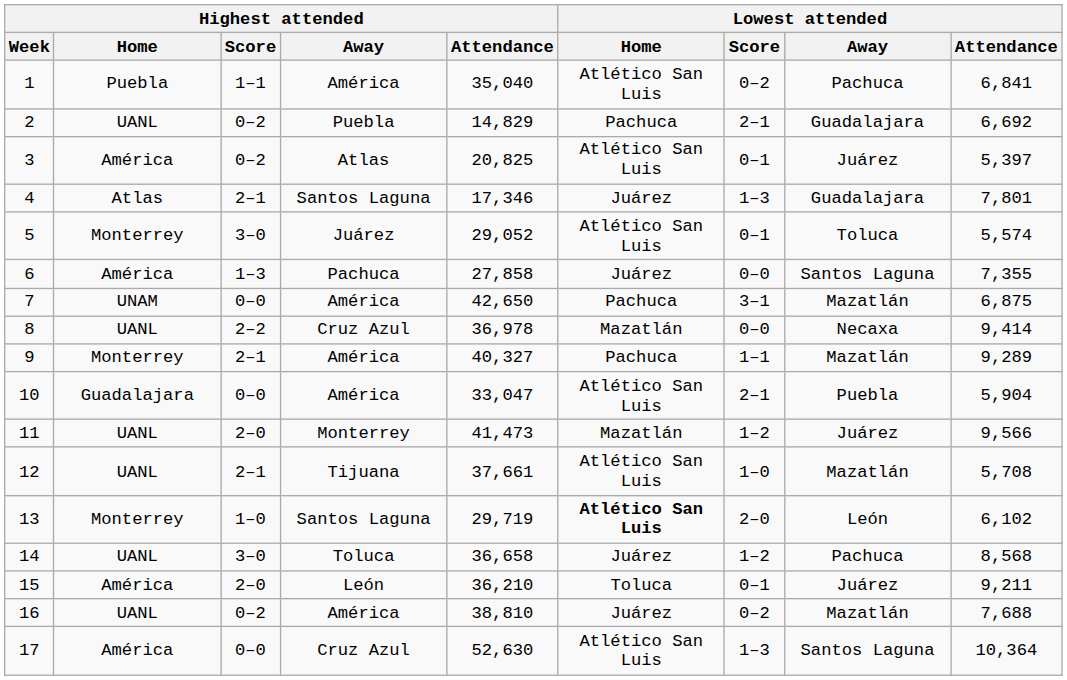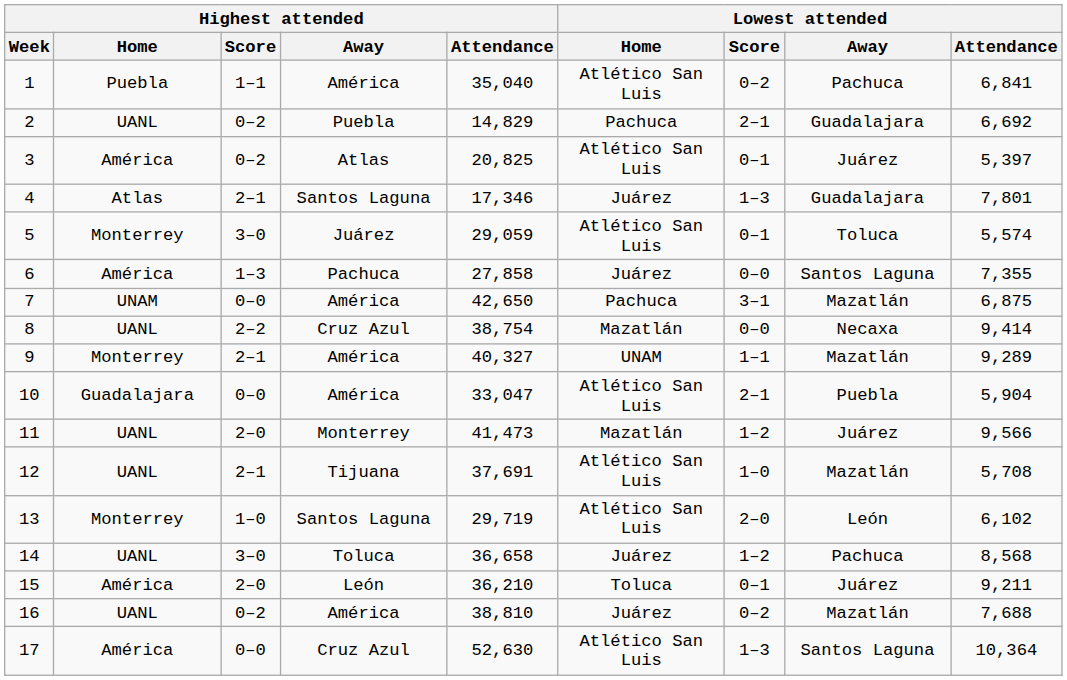(502, 236) 29,052 -> (502, 236) 29,059
(502, 330) 36,978 -> (502, 330) 38,754
(641, 358) Pachuca -> (641, 358) UNAM
(502, 471) 37,661 -> (502, 471) 37,691
(641, 519) bold -> (641, 519) normal
